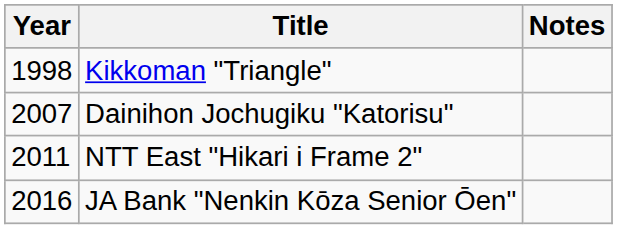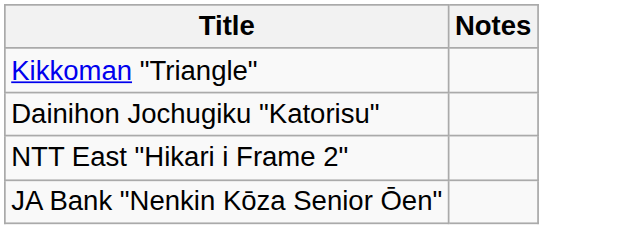- column: (42, 26)
